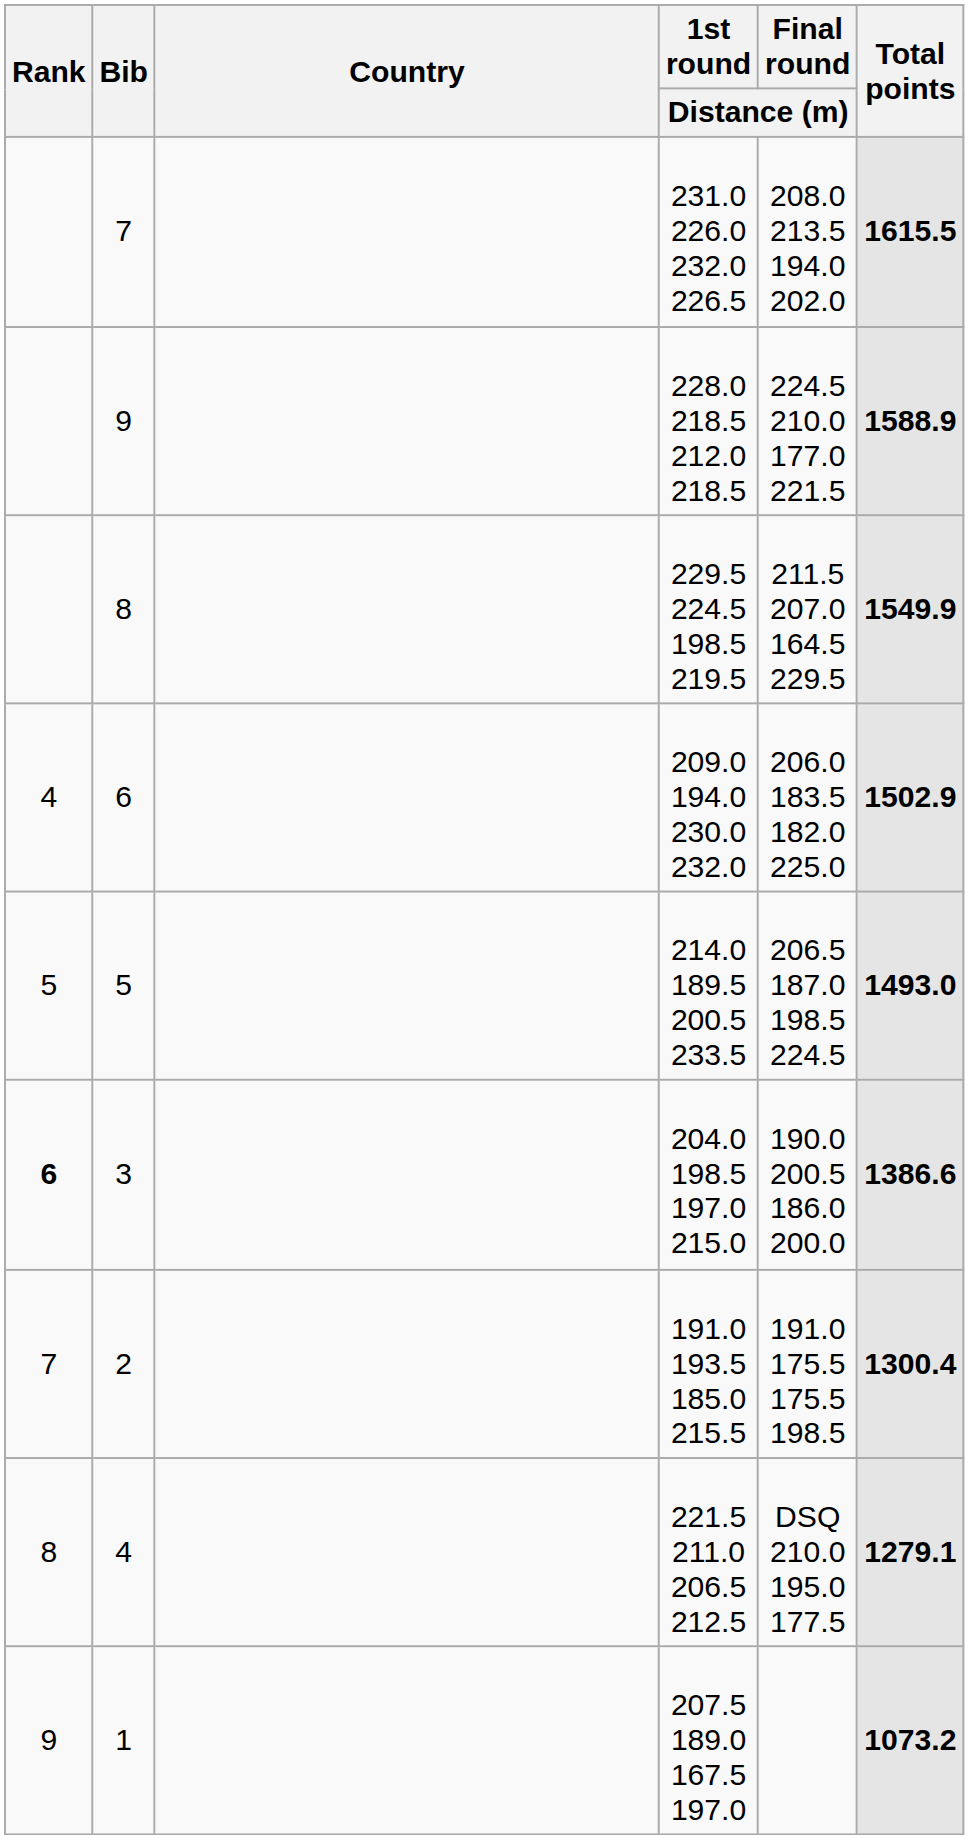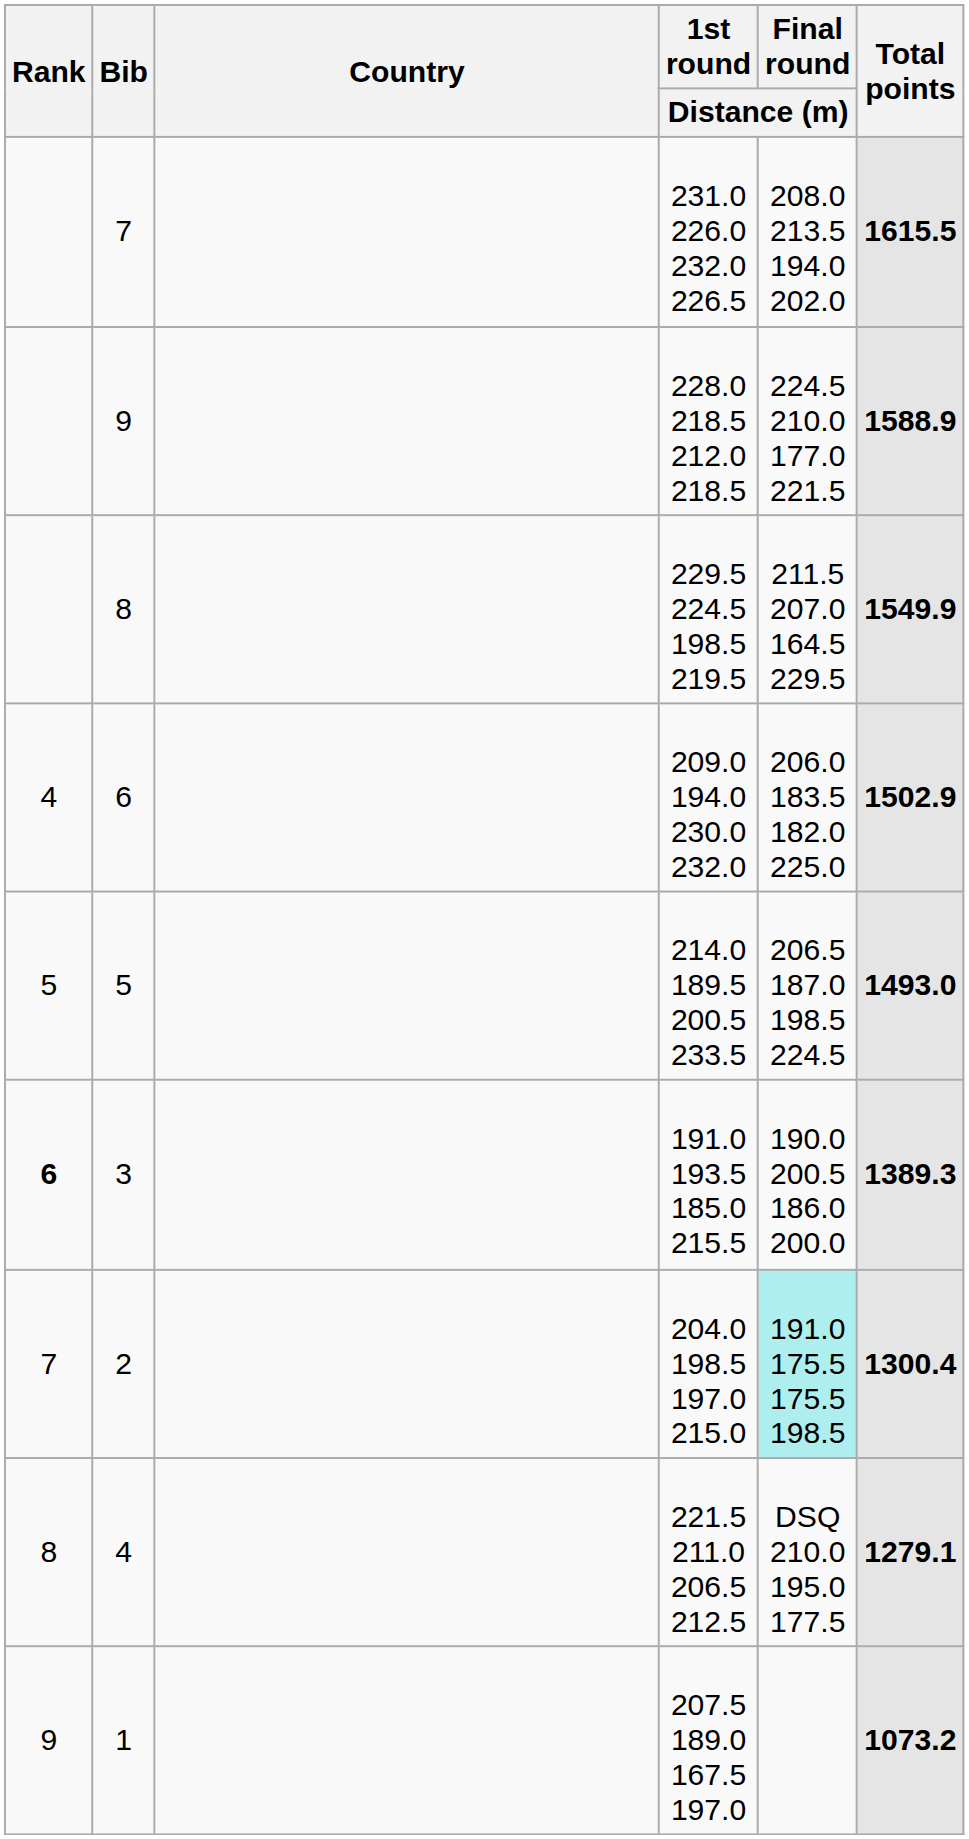(709, 1191) 204.0 198.5 197.0 215.0 -> (709, 1191) 191.0 193.5 185.0 215.5
(910, 1173) 1386.6 -> (910, 1173) 1389.3
(709, 1379) 191.0 193.5 185.0 215.5 -> (709, 1379) 204.0 198.5 197.0 215.0
(808, 1379) no background -> (808, 1379) paleturquoise background
